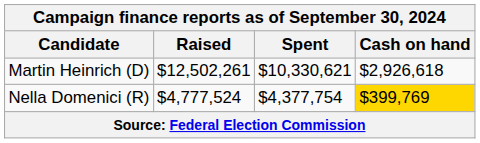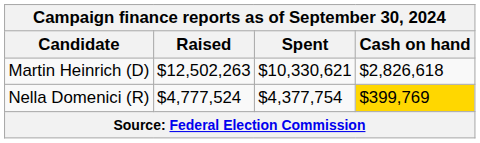(204, 71) $12,502,261 -> (204, 71) $12,502,263
(401, 71) $2,926,618 -> (401, 71) $2,826,618
